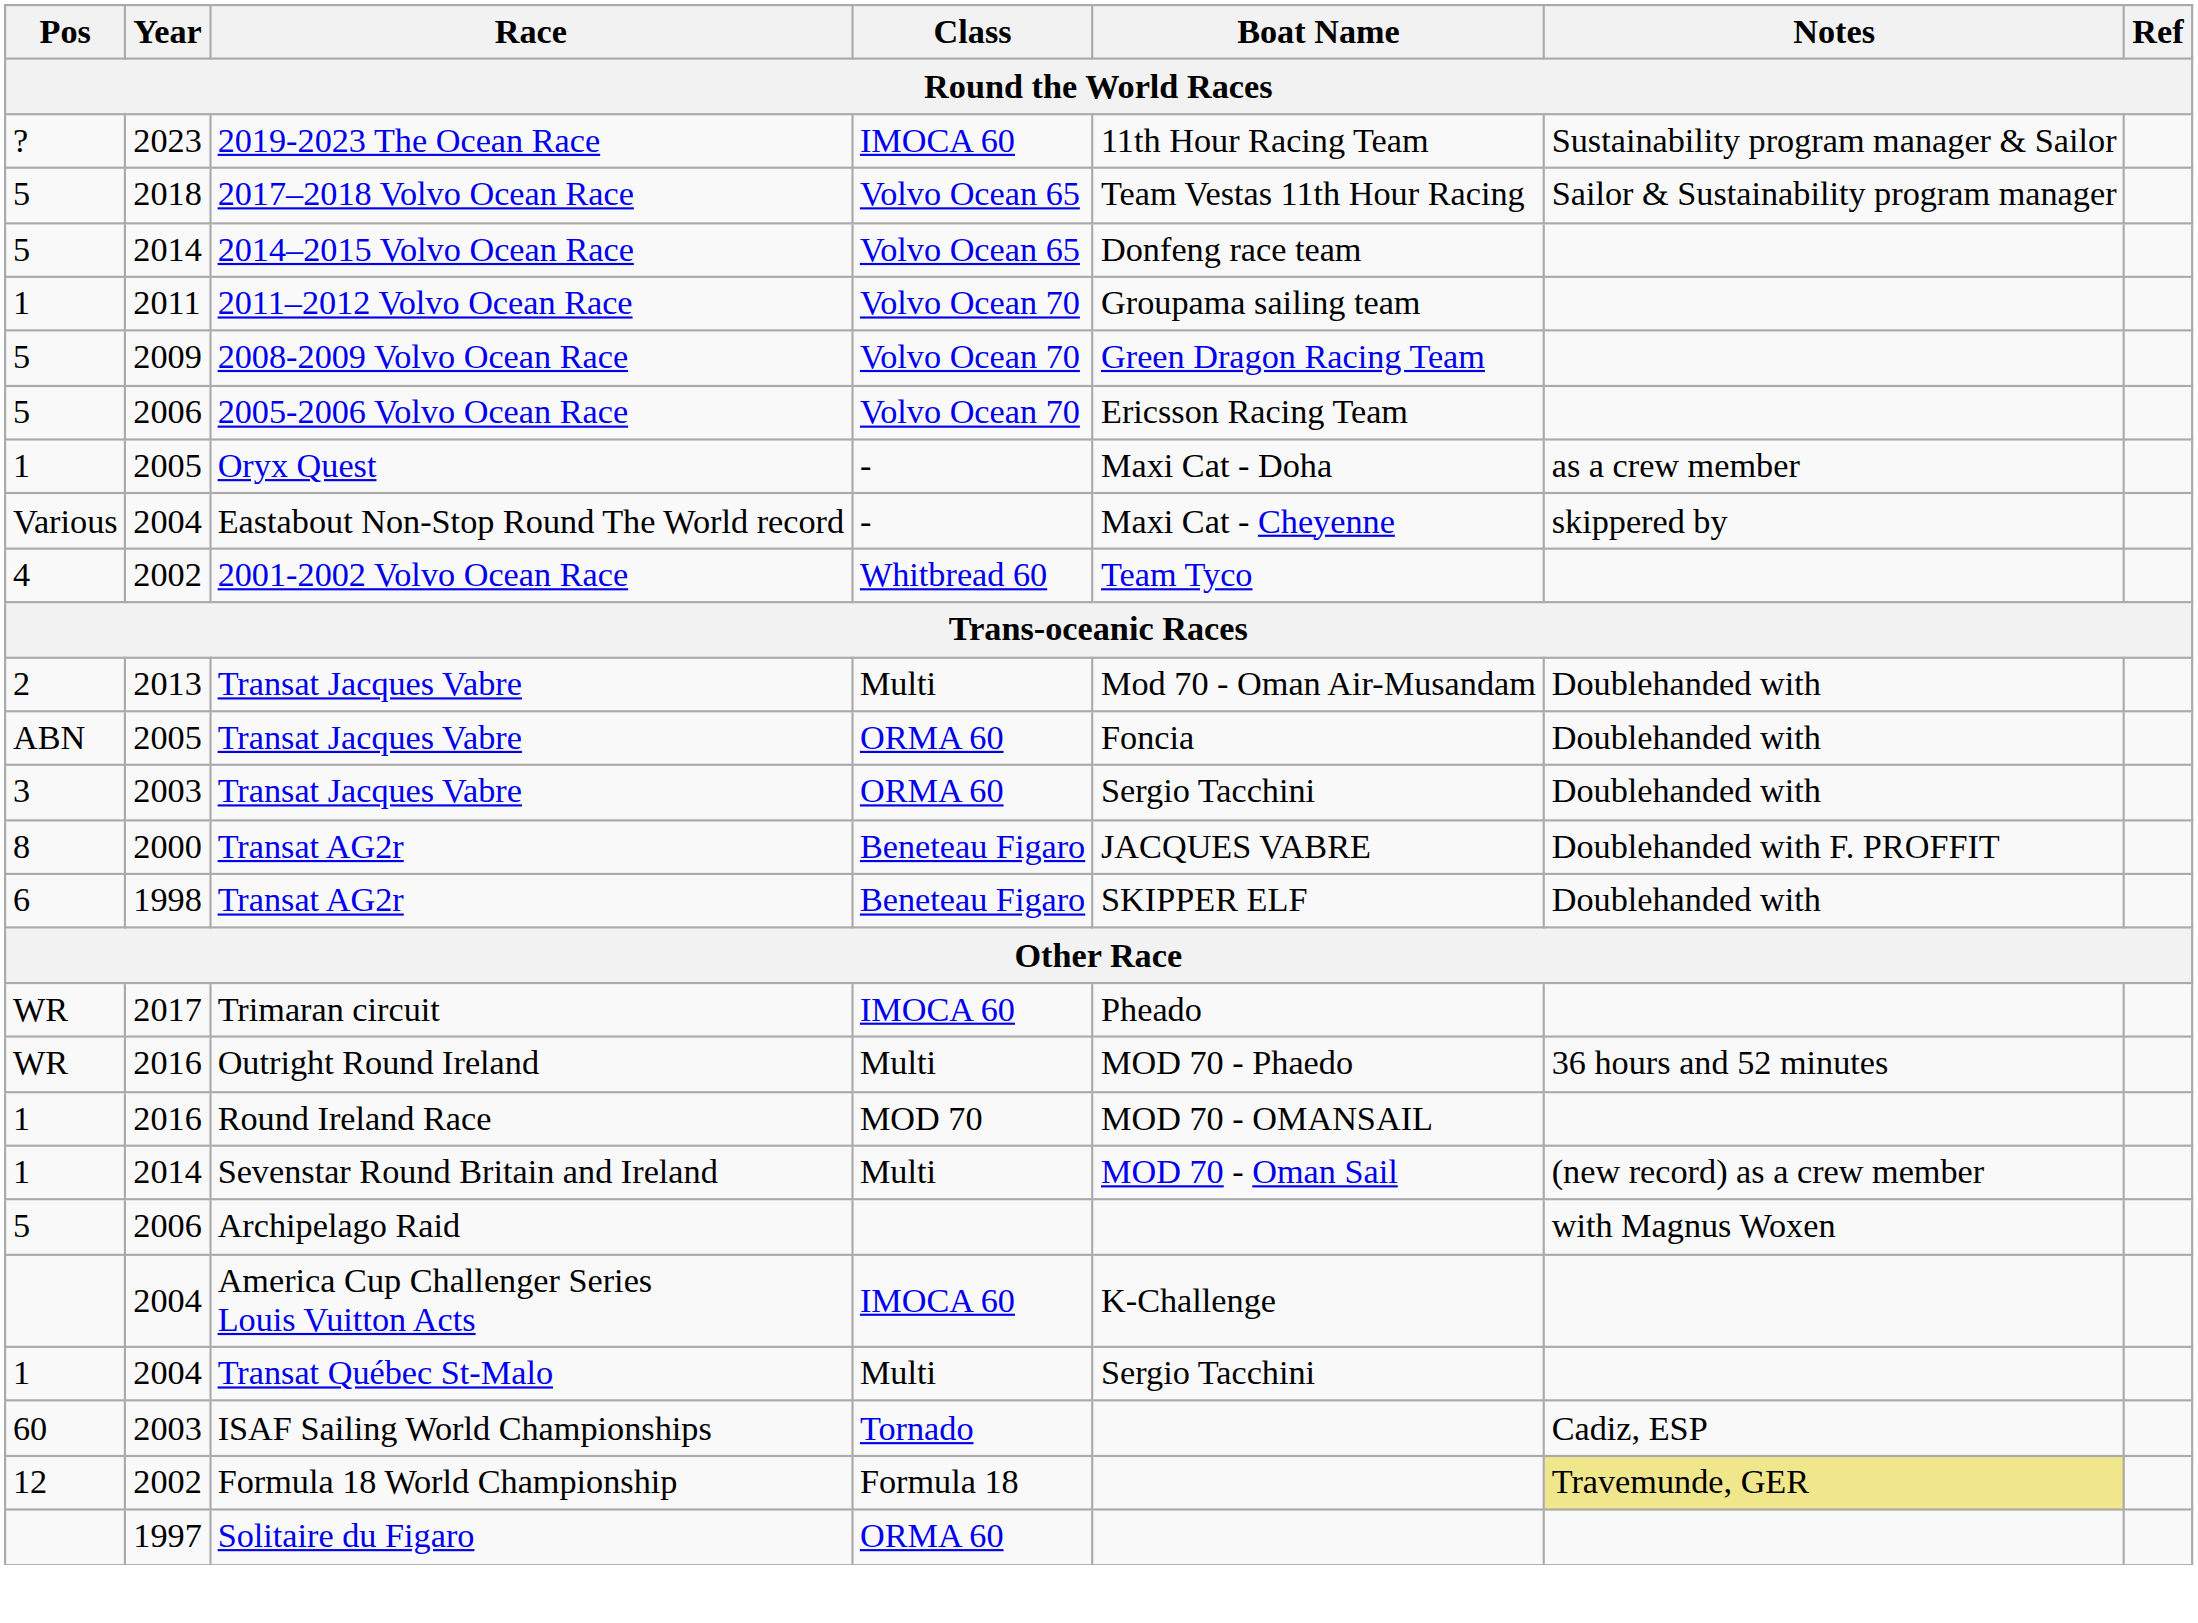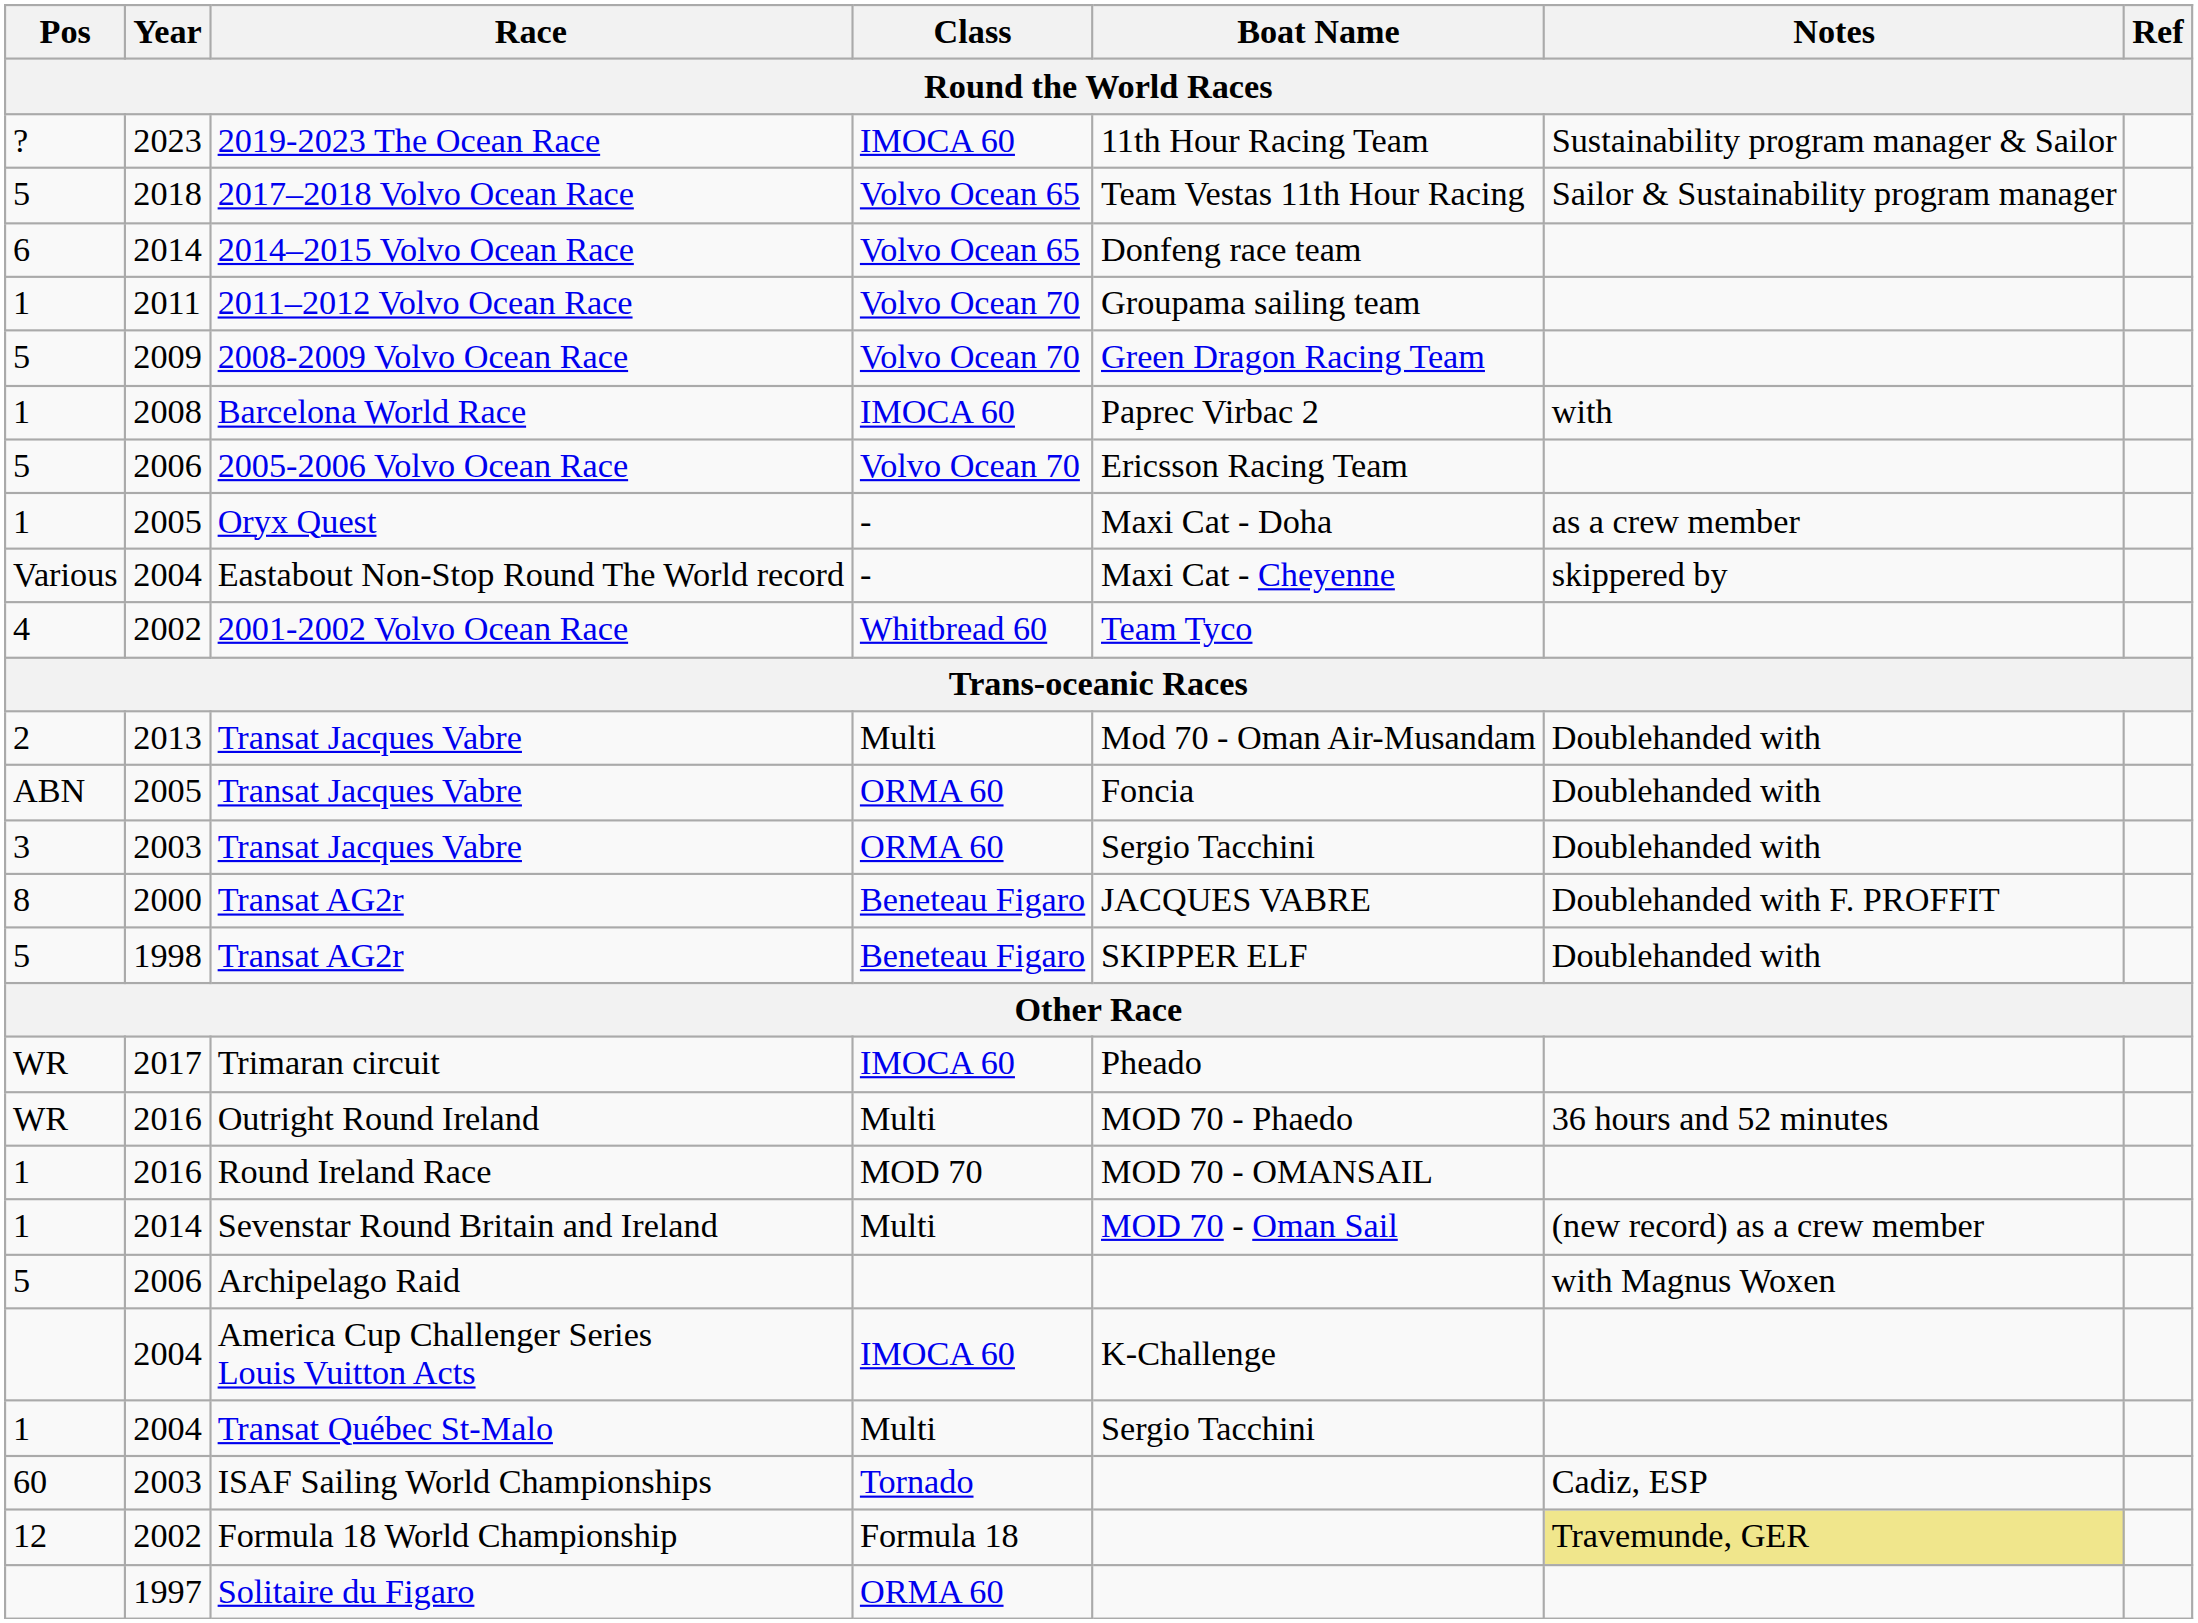(22, 248) 5 -> (22, 248) 6
+ row: (168, 411)
(22, 900) 6 -> (22, 954) 5
